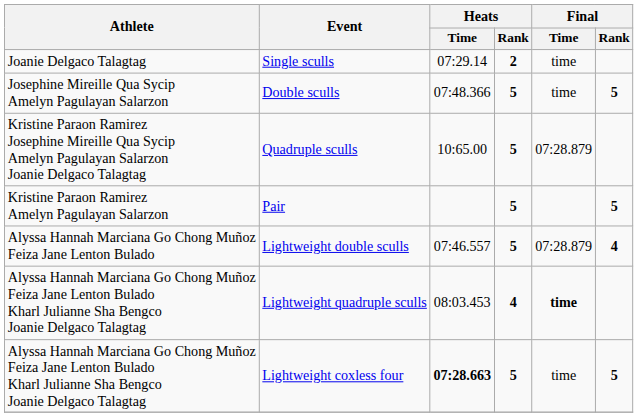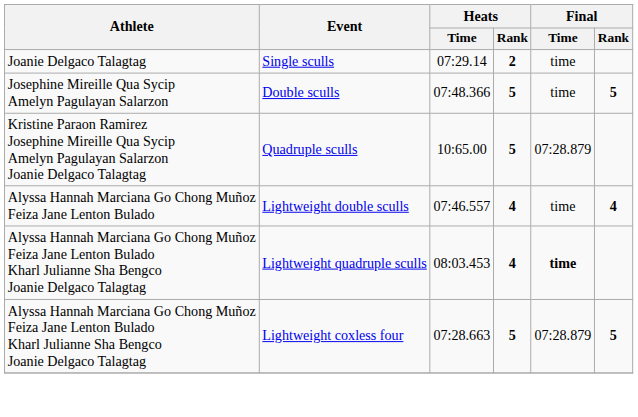- row: (274, 206)
(513, 246) 5 -> (512, 206) 4
(564, 246) 07:28.879 -> (563, 206) time
(462, 376) bold -> (462, 336) normal
(564, 376) time -> (563, 336) 07:28.879
